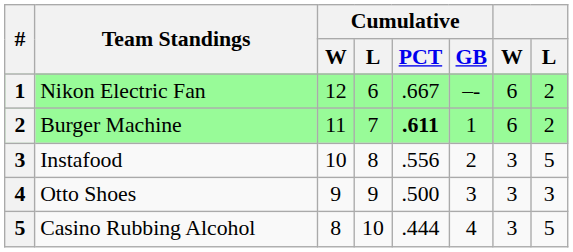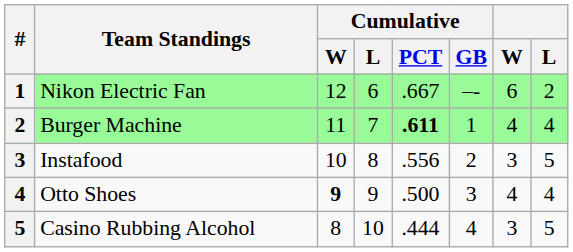(512, 125) 6 -> (512, 125) 4
(549, 125) 2 -> (549, 125) 4
(336, 194) normal -> (336, 194) bold
(512, 194) 3 -> (512, 194) 4
(549, 194) 3 -> (549, 194) 4
